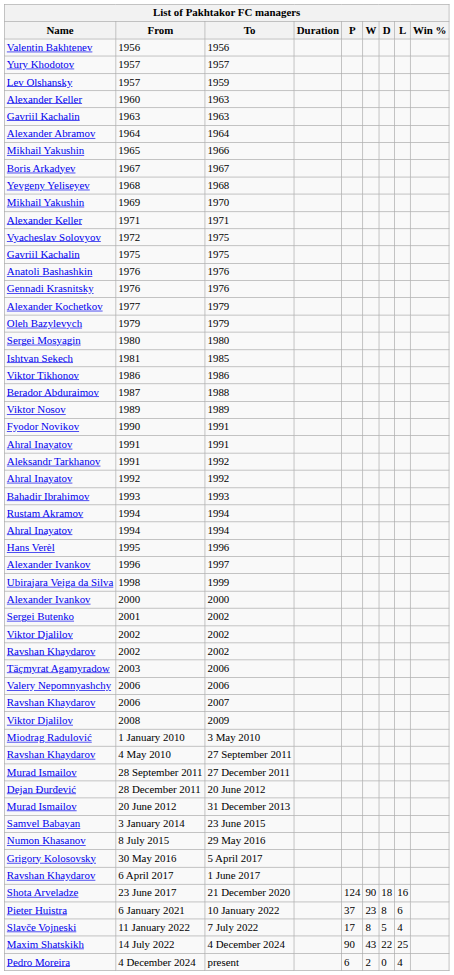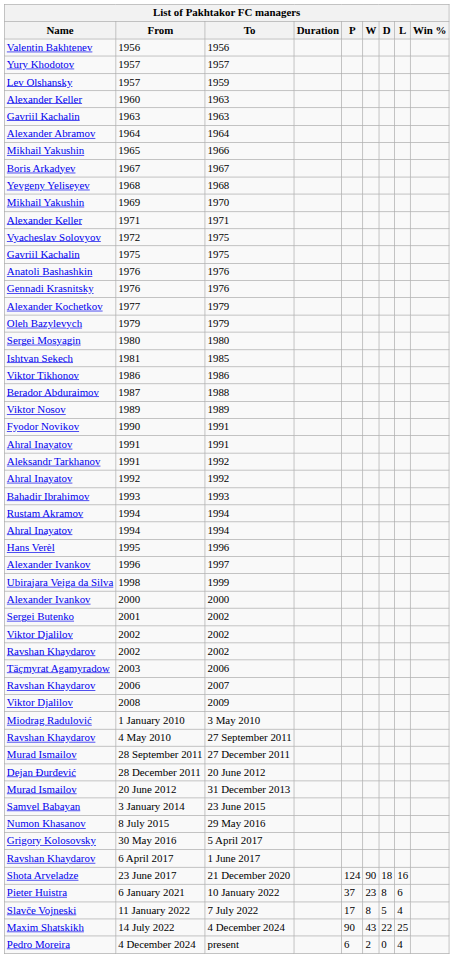- row: (59, 686)
